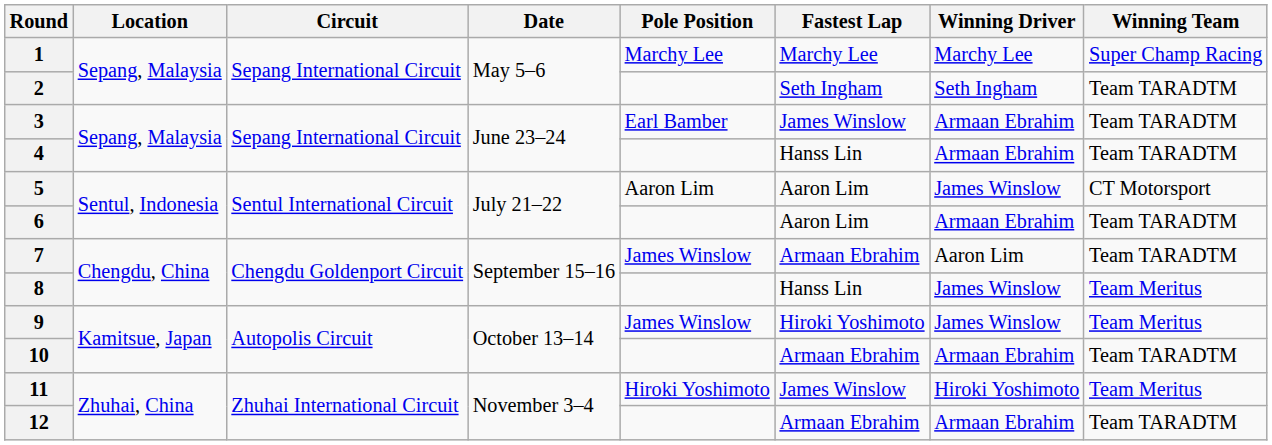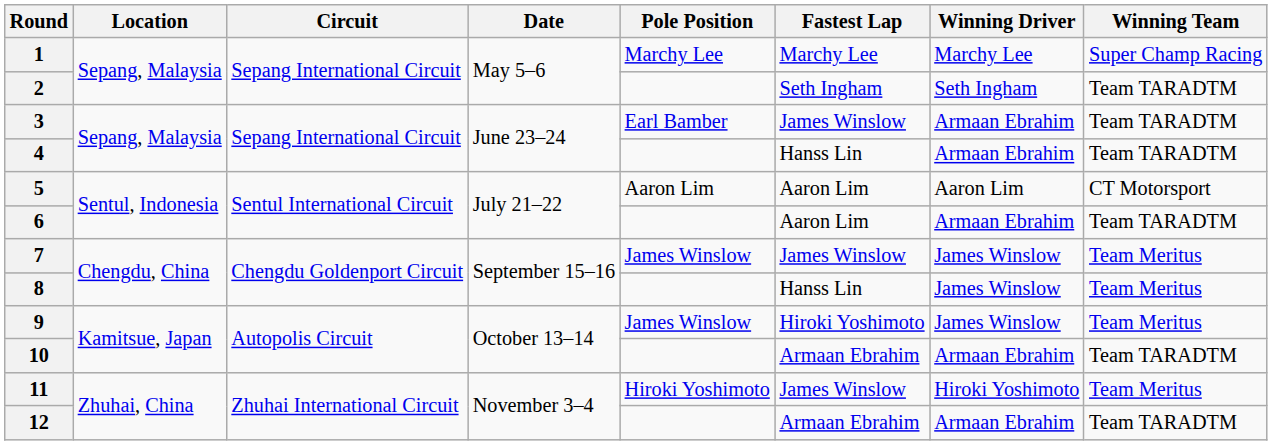(997, 187) James Winslow -> (979, 187) Aaron Lim
(849, 254) Armaan Ebrahim -> (843, 254) James Winslow
(979, 254) Aaron Lim -> (997, 254) James Winslow
(1163, 254) Team TARADTM -> (1145, 254) Team Meritus
